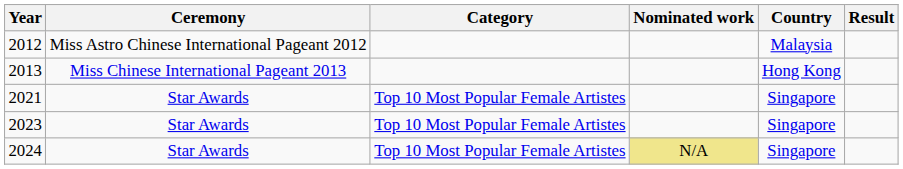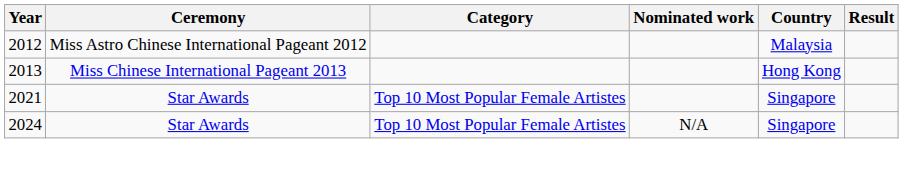- row: (25, 124)
(694, 151) khaki background -> (694, 124) no background
